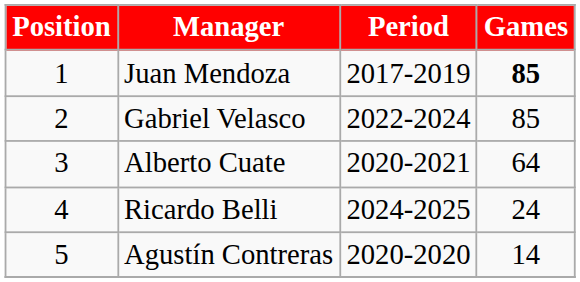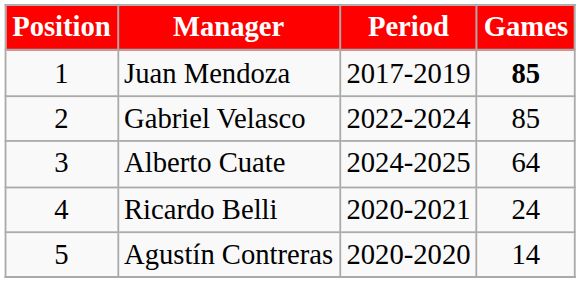(408, 163) 2020-2021 -> (408, 163) 2024-2025
(408, 208) 2024-2025 -> (408, 208) 2020-2021
